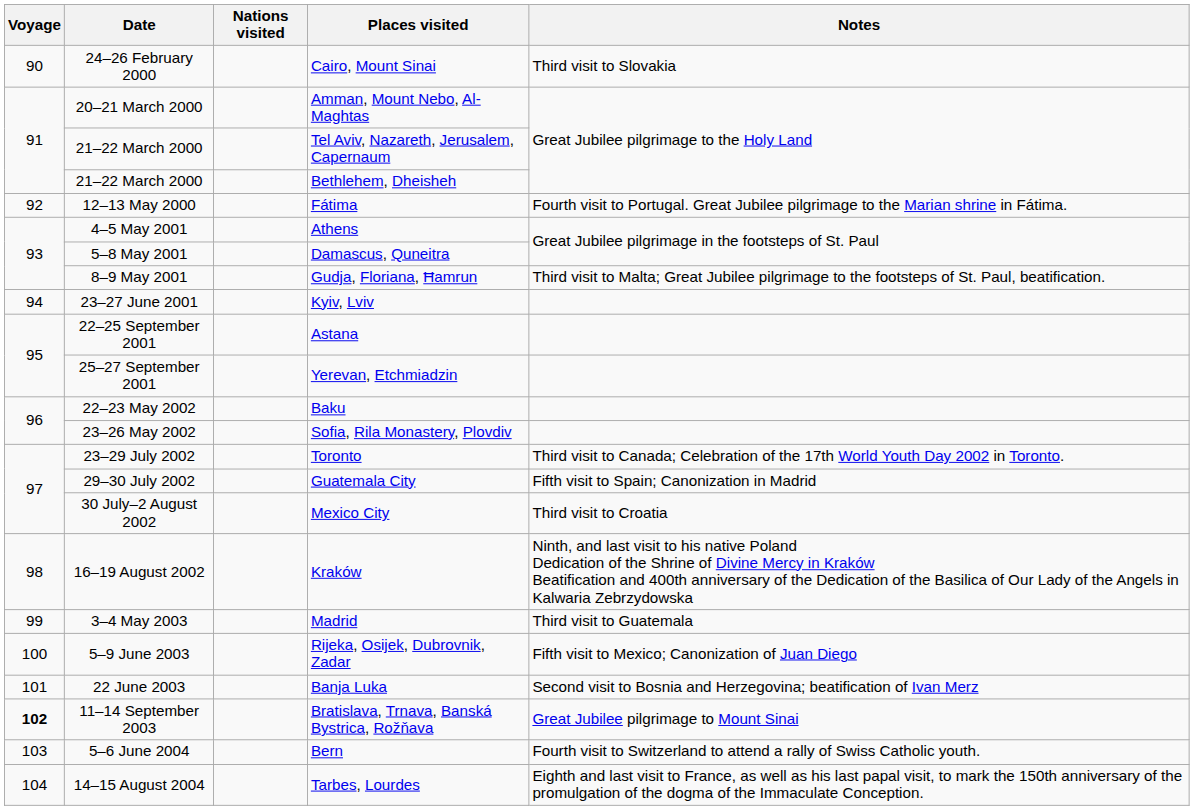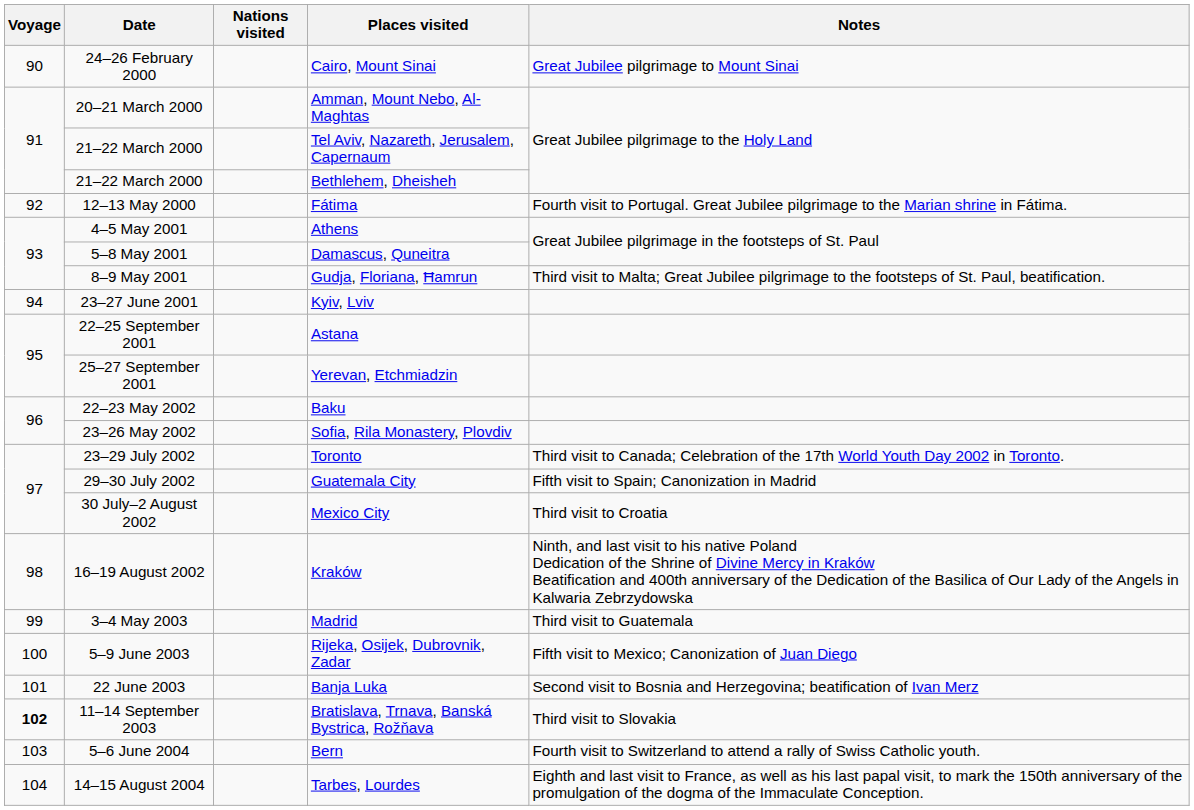(604, 66) Third visit to Slovakia -> (665, 66) Great Jubilee pilgrimage to Mount Sinai
(665, 719) Great Jubilee pilgrimage to Mount Sinai -> (604, 719) Third visit to Slovakia
